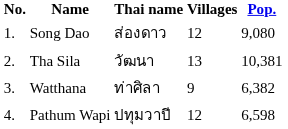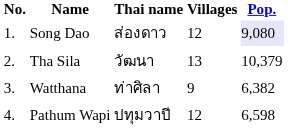(258, 33) no background -> (258, 33) lavender background
(262, 60) 10,381 -> (262, 60) 10,379
